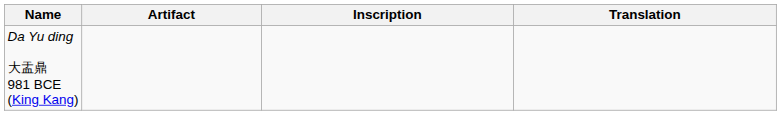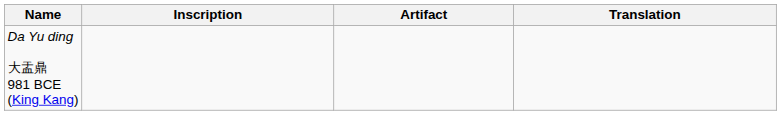columns swapped: (171, 15) <-> (387, 15)
